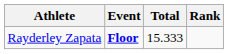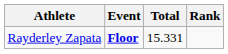(165, 37) 15.333 -> (165, 37) 15.331
